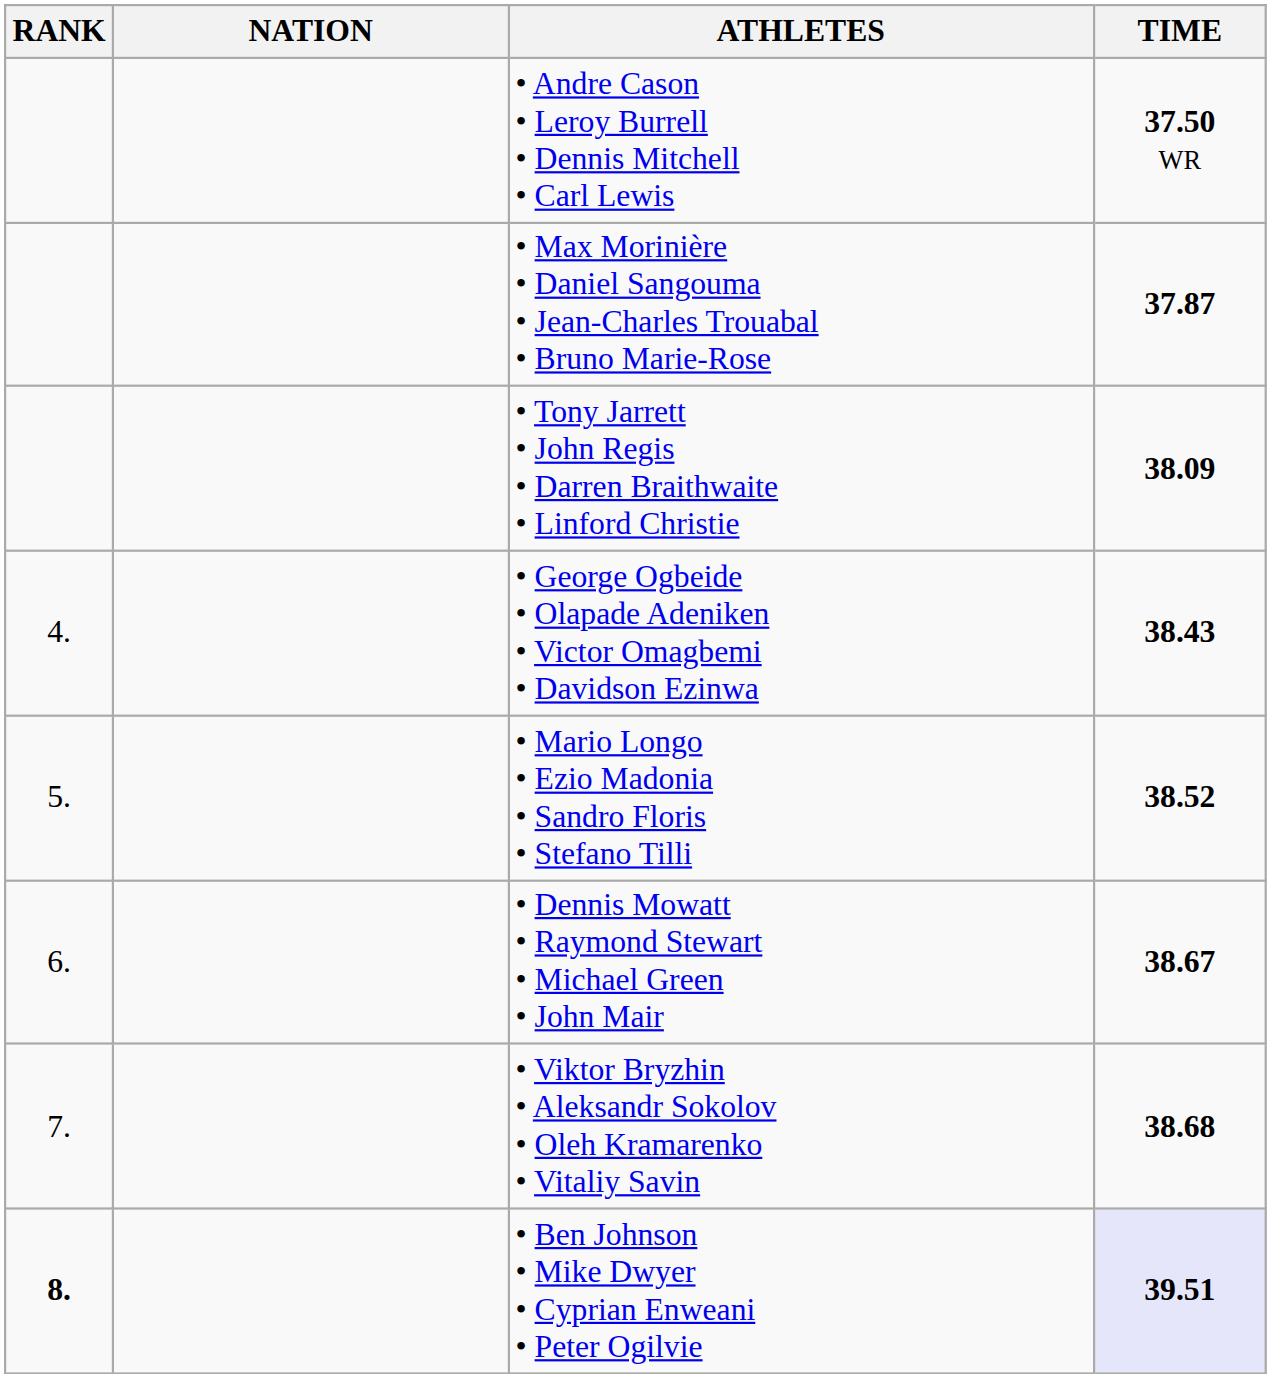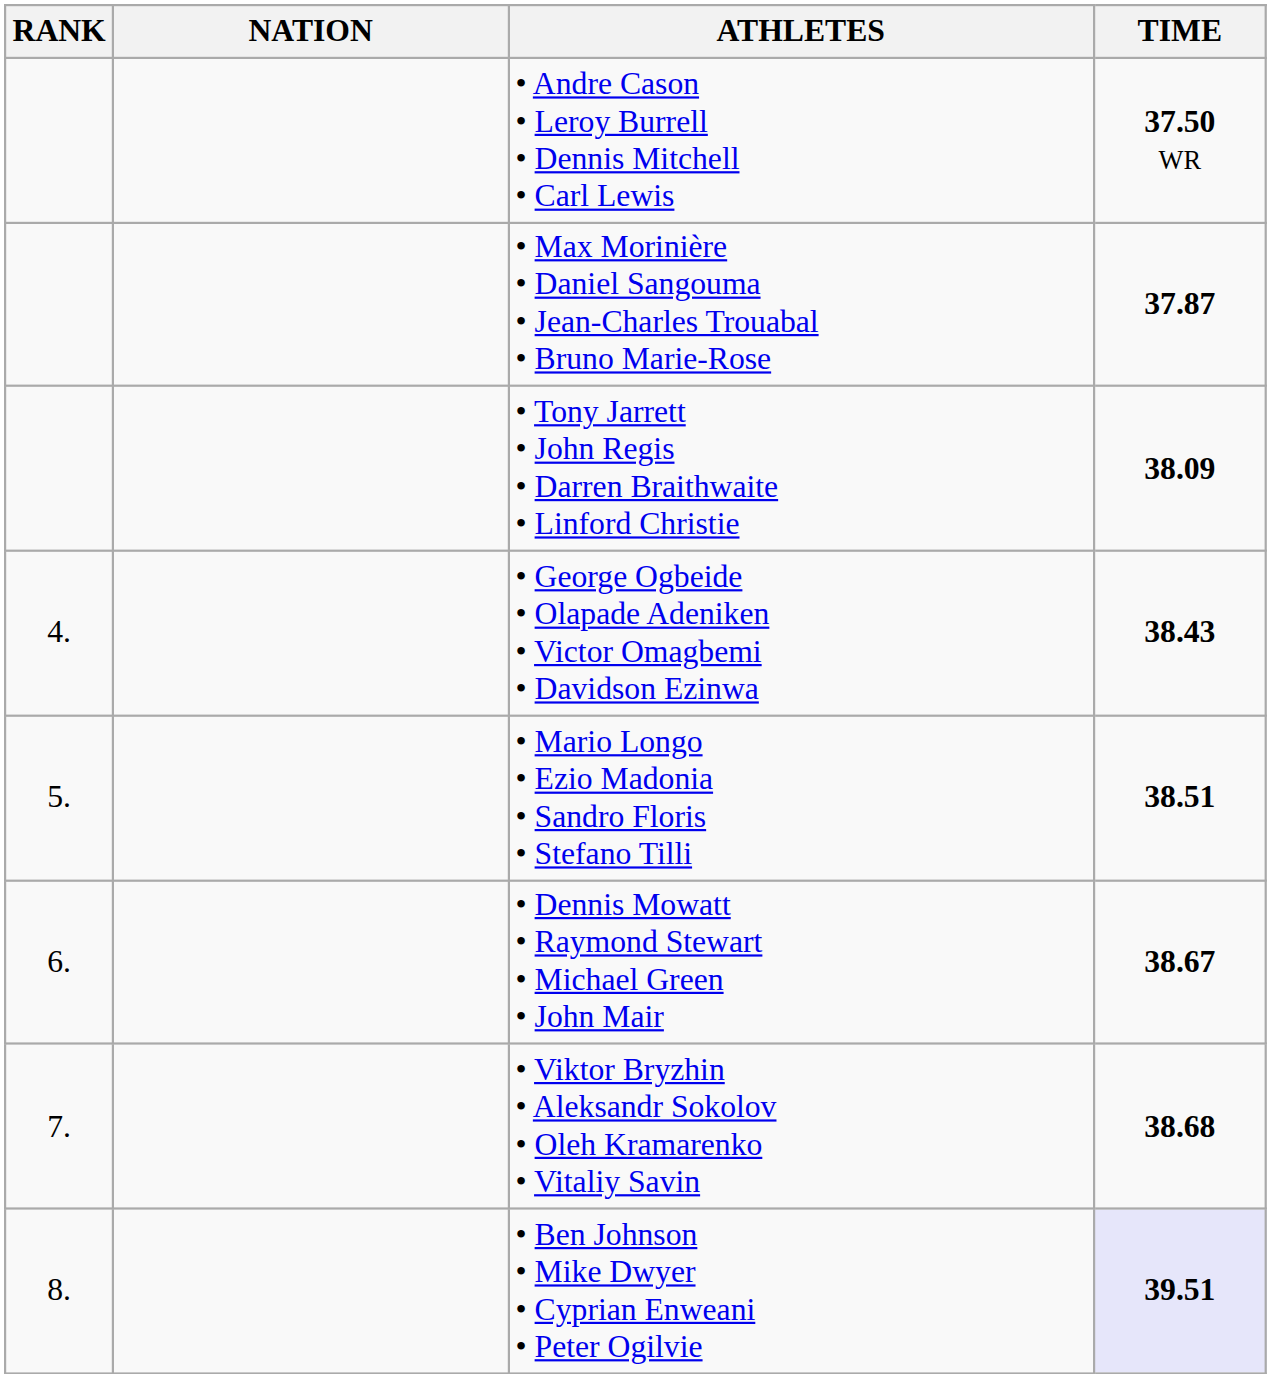(1180, 797) 38.52 -> (1180, 797) 38.51
(59, 1290) bold -> (59, 1290) normal
